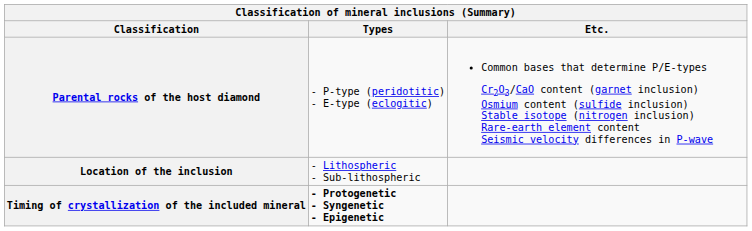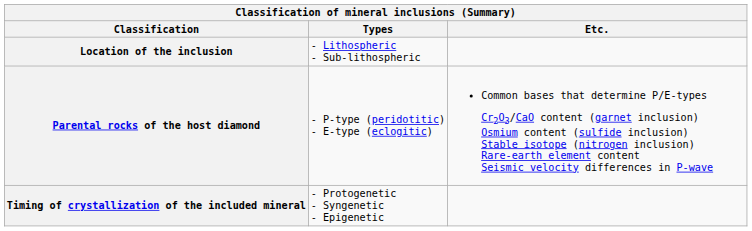rows swapped: (156, 172) <-> (156, 97)
(354, 206) bold -> (354, 206) normal
